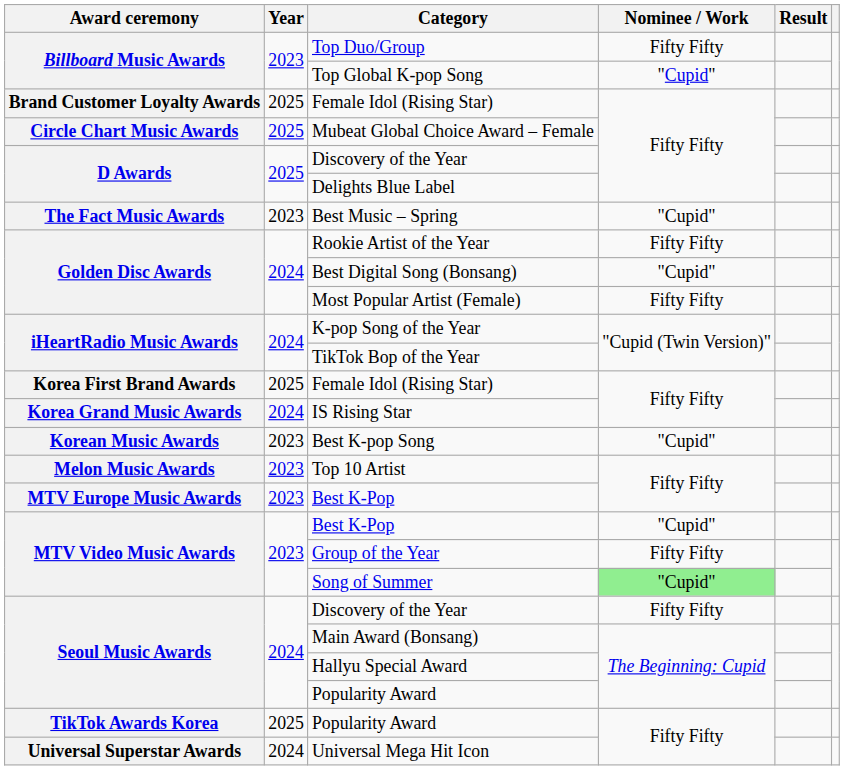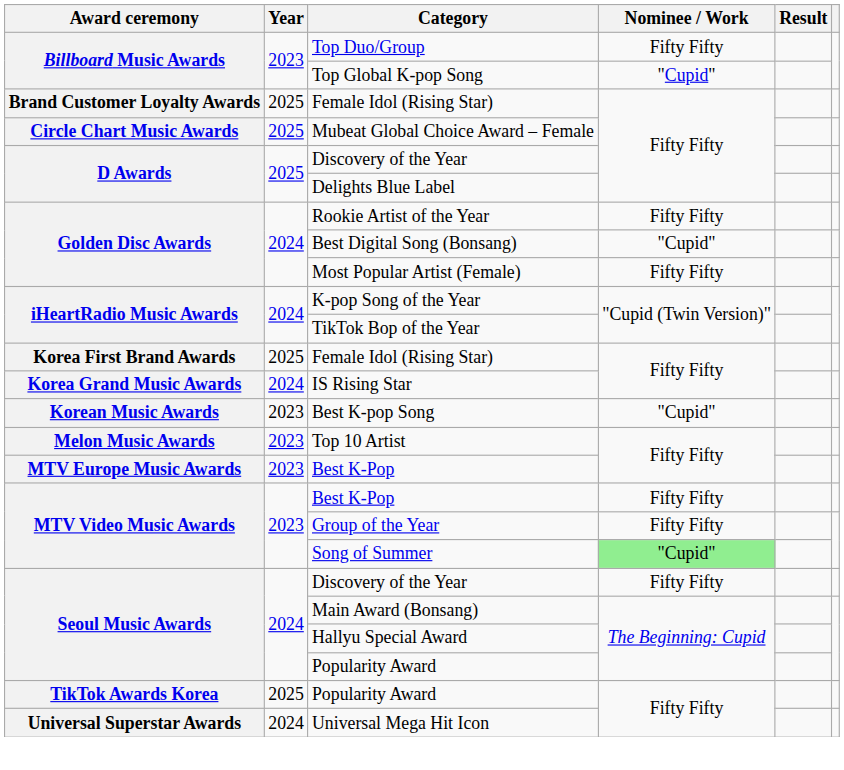- row: (134, 215)
(687, 525) "Cupid" -> (687, 497) Fifty Fifty
